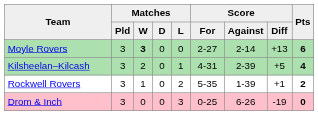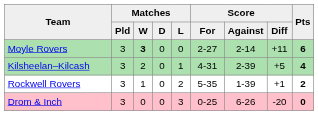(279, 48) +13 -> (279, 48) +11
(279, 101) -19 -> (279, 101) -20
